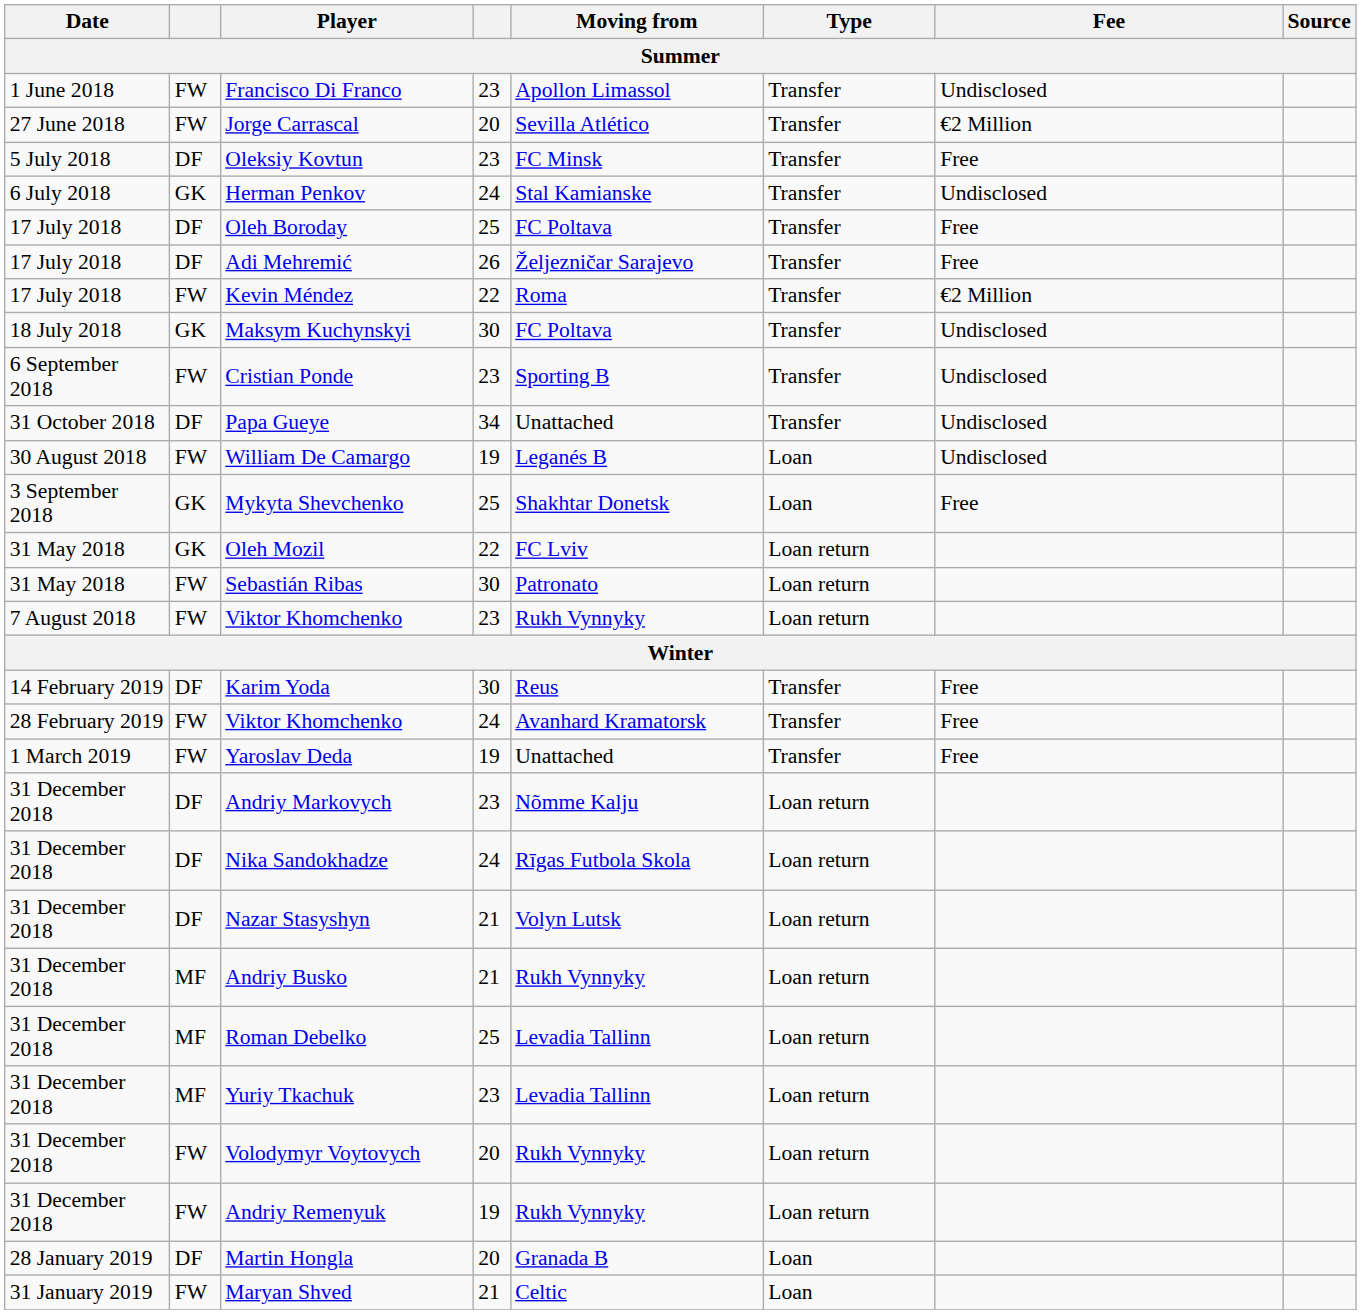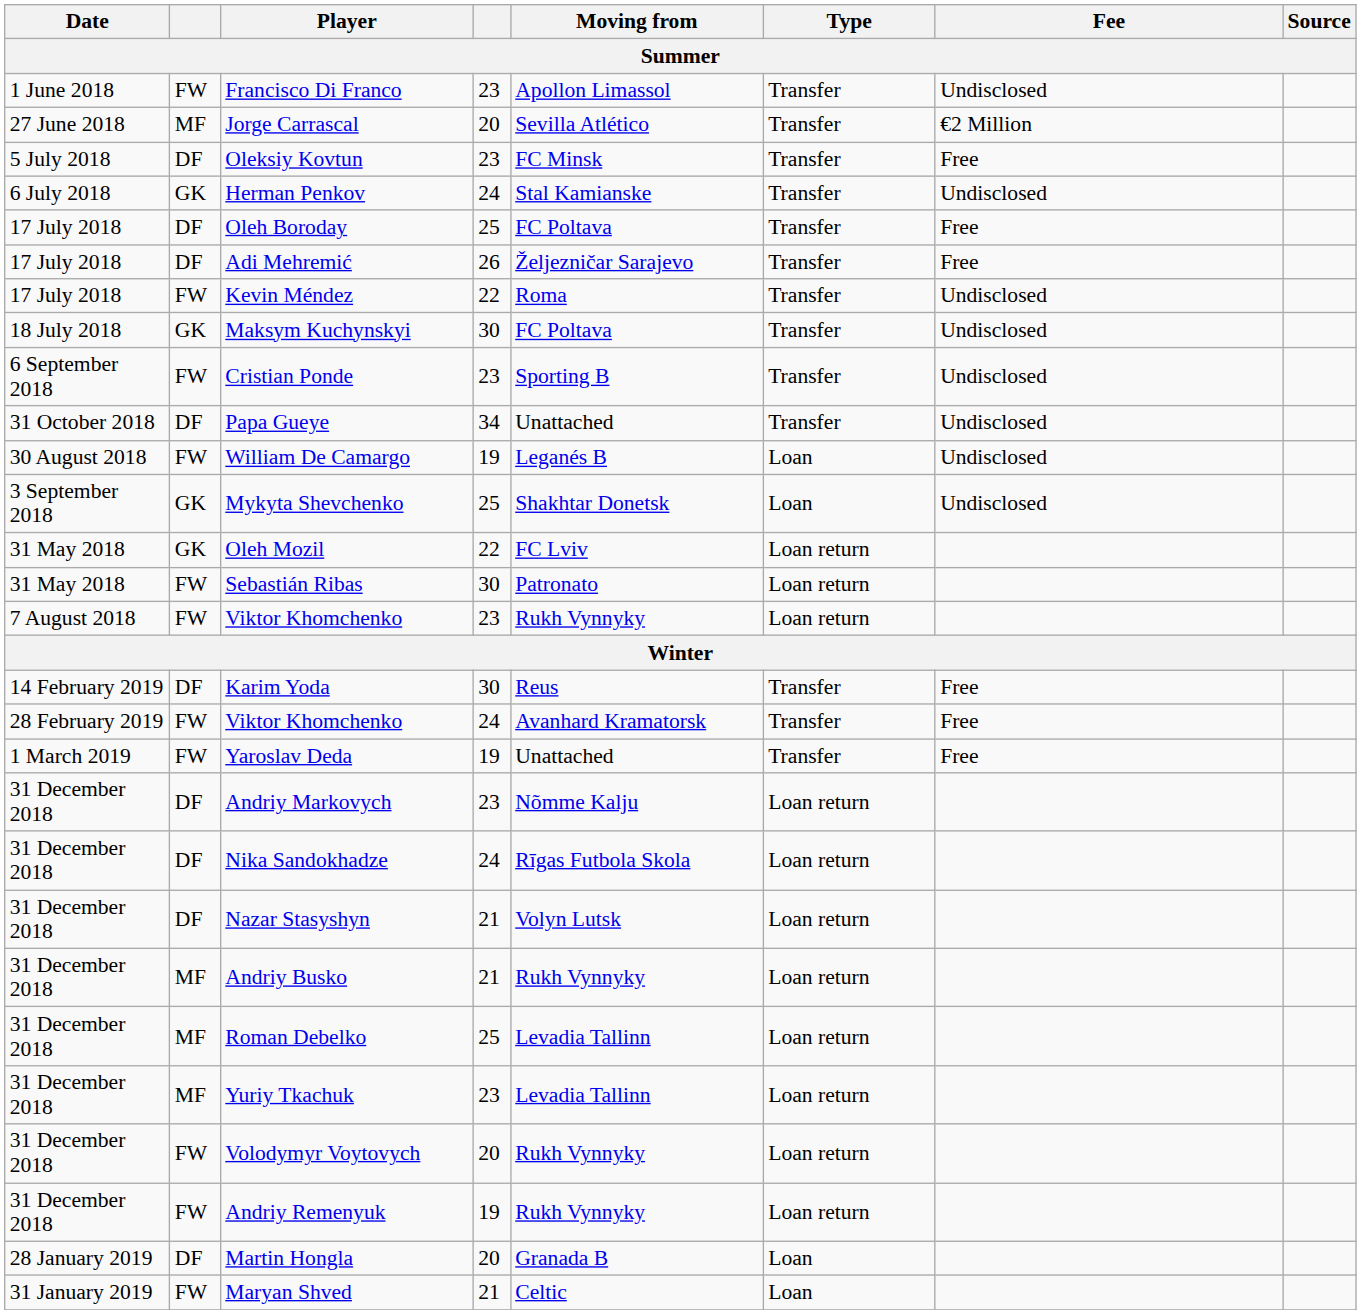(191, 124) FW -> (190, 124) MF
(986, 295) €2 Million -> (994, 295) Undisclosed
(959, 503) Free -> (994, 503) Undisclosed
